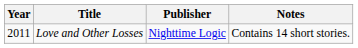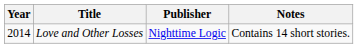(19, 33) 2011 -> (19, 33) 2014
